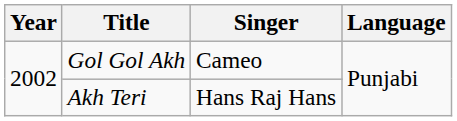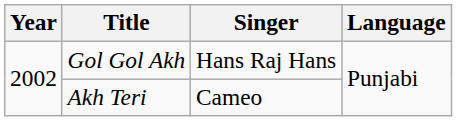(229, 60) Cameo -> (266, 60) Hans Raj Hans
(266, 97) Hans Raj Hans -> (229, 97) Cameo
